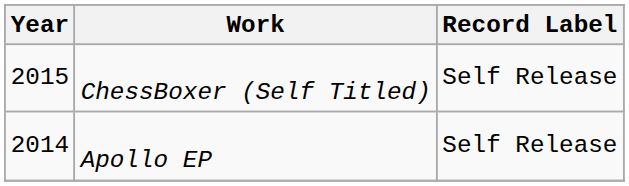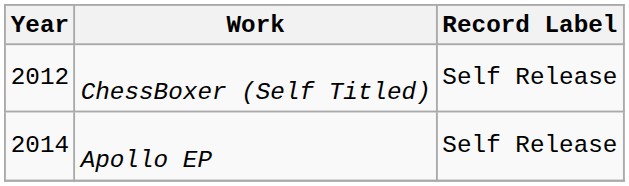(40, 78) 2015 -> (40, 78) 2012
